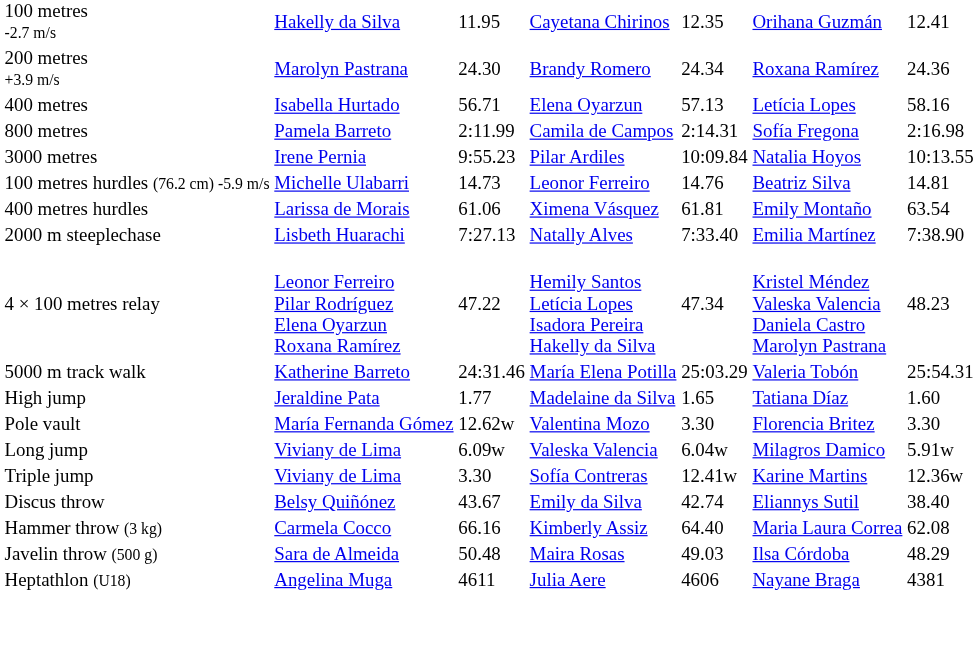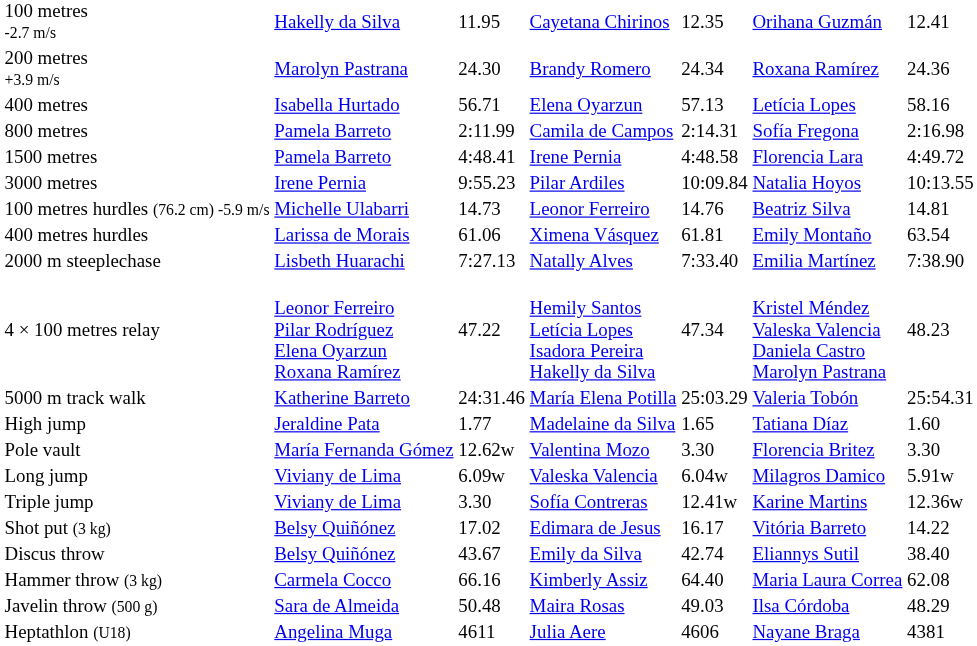+ row: (51, 157)
+ row: (58, 527)
